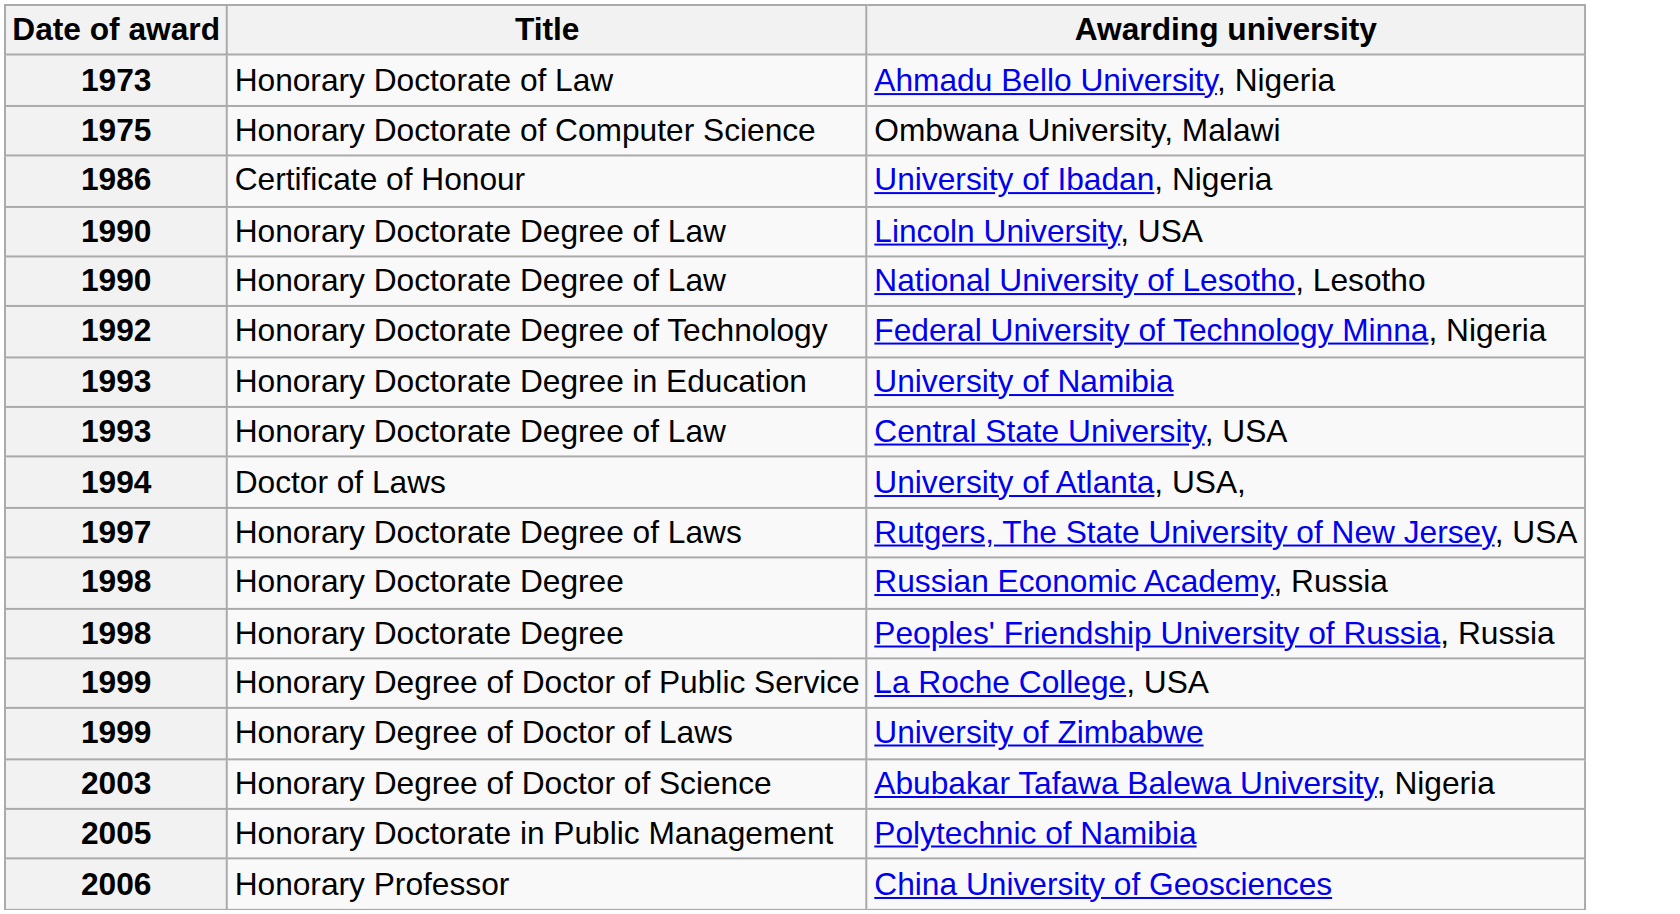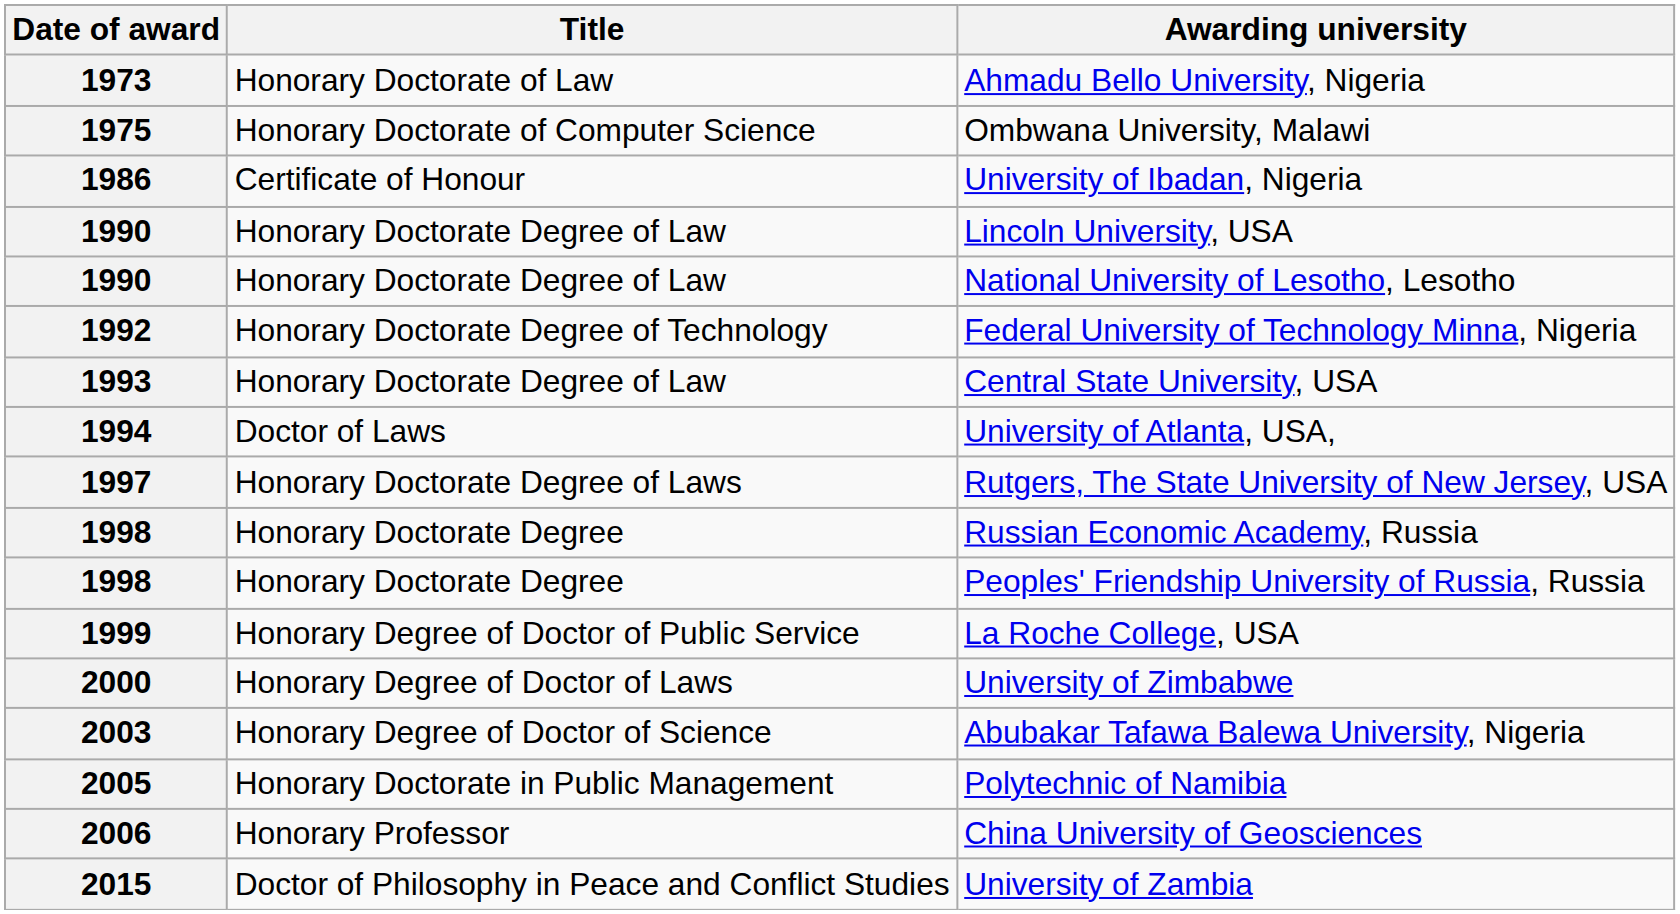- row: (1024, 381)
(116, 733) 1999 -> (116, 682) 2000
+ row: (1109, 883)
